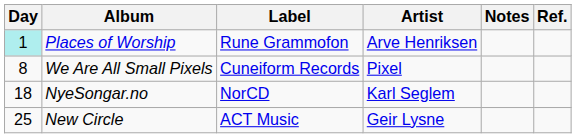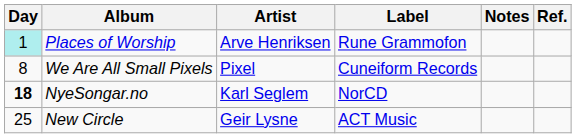columns swapped: (422, 17) <-> (290, 17)
(23, 94) normal -> (23, 94) bold
